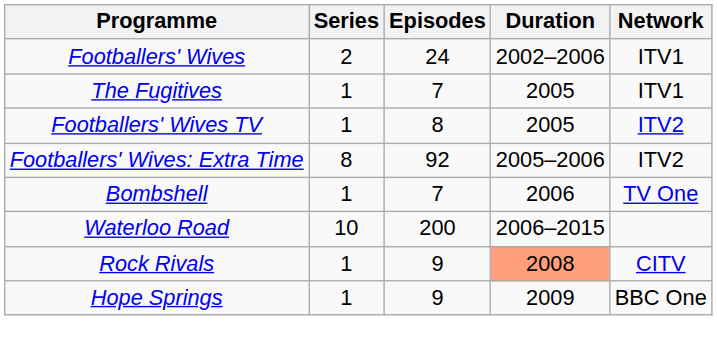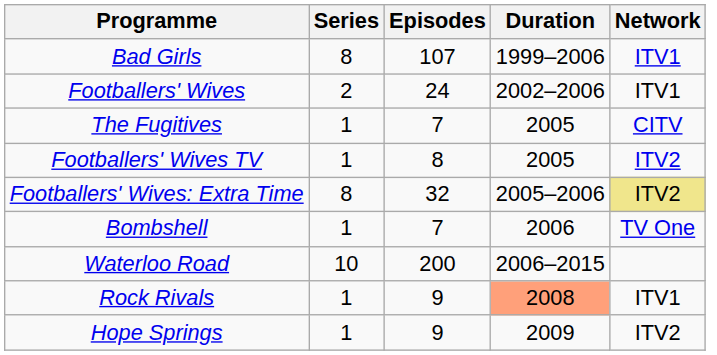+ row: (157, 56)
(661, 90) ITV1 -> (658, 125) CITV
(437, 159) 92 -> (437, 194) 32
(661, 159) no background -> (658, 194) khaki background
(661, 263) CITV -> (658, 297) ITV1
(661, 297) BBC One -> (658, 332) ITV2
